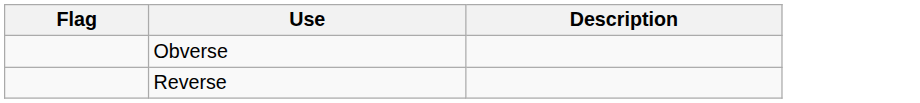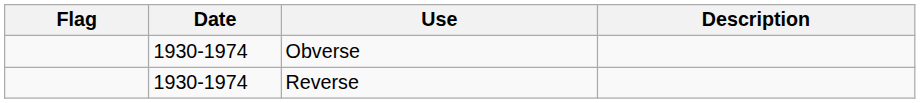+ column: (215, 20)
